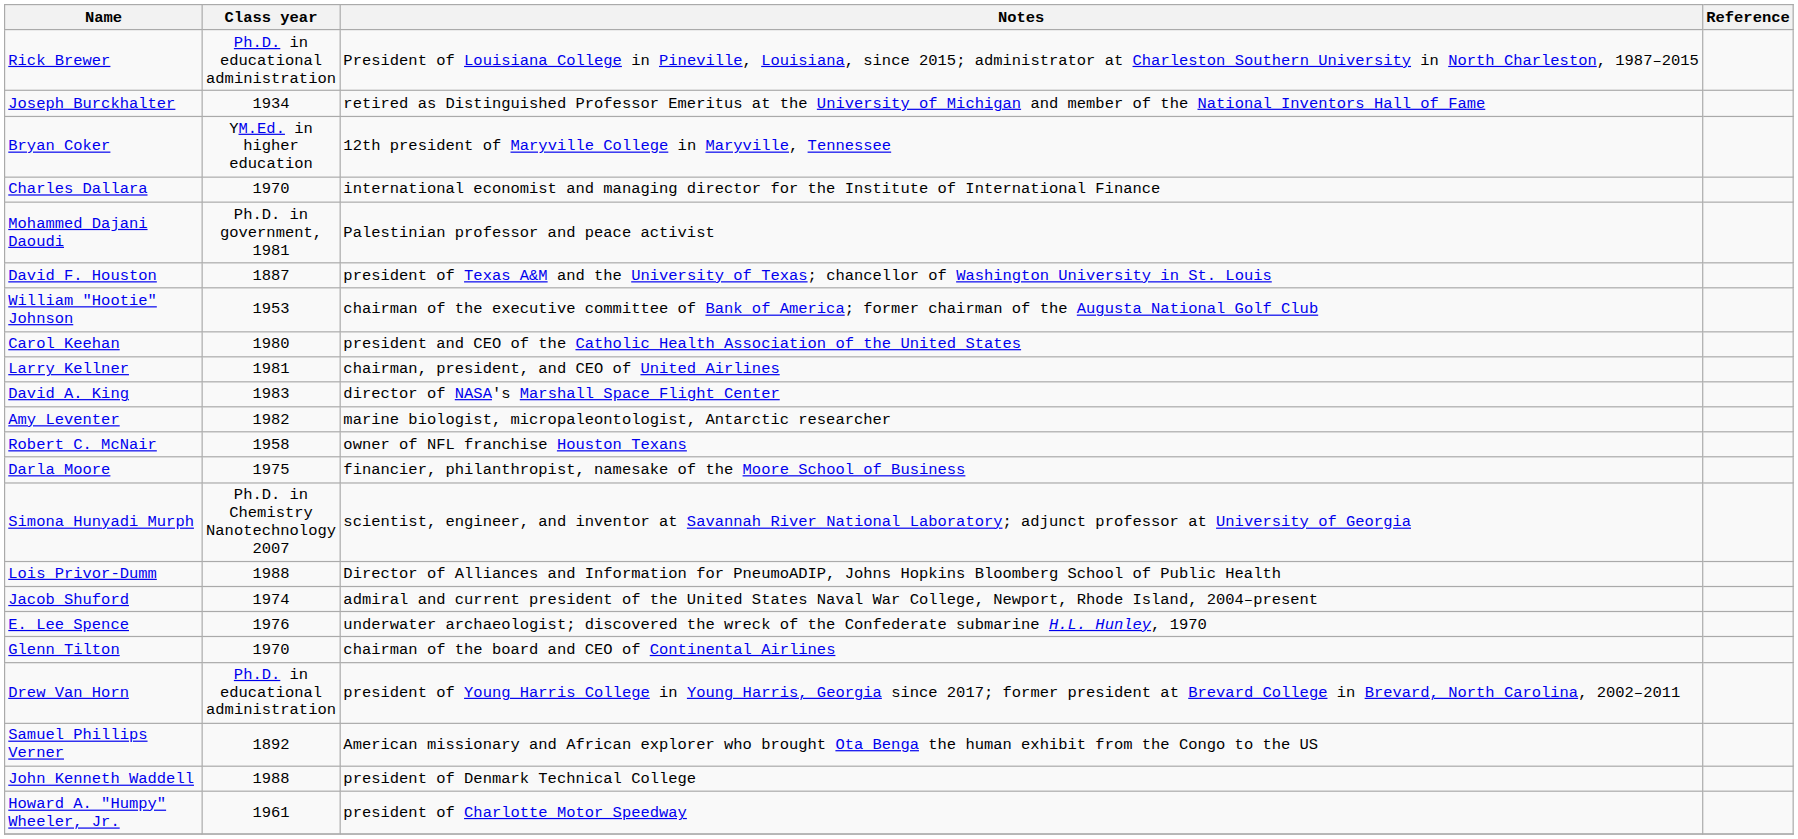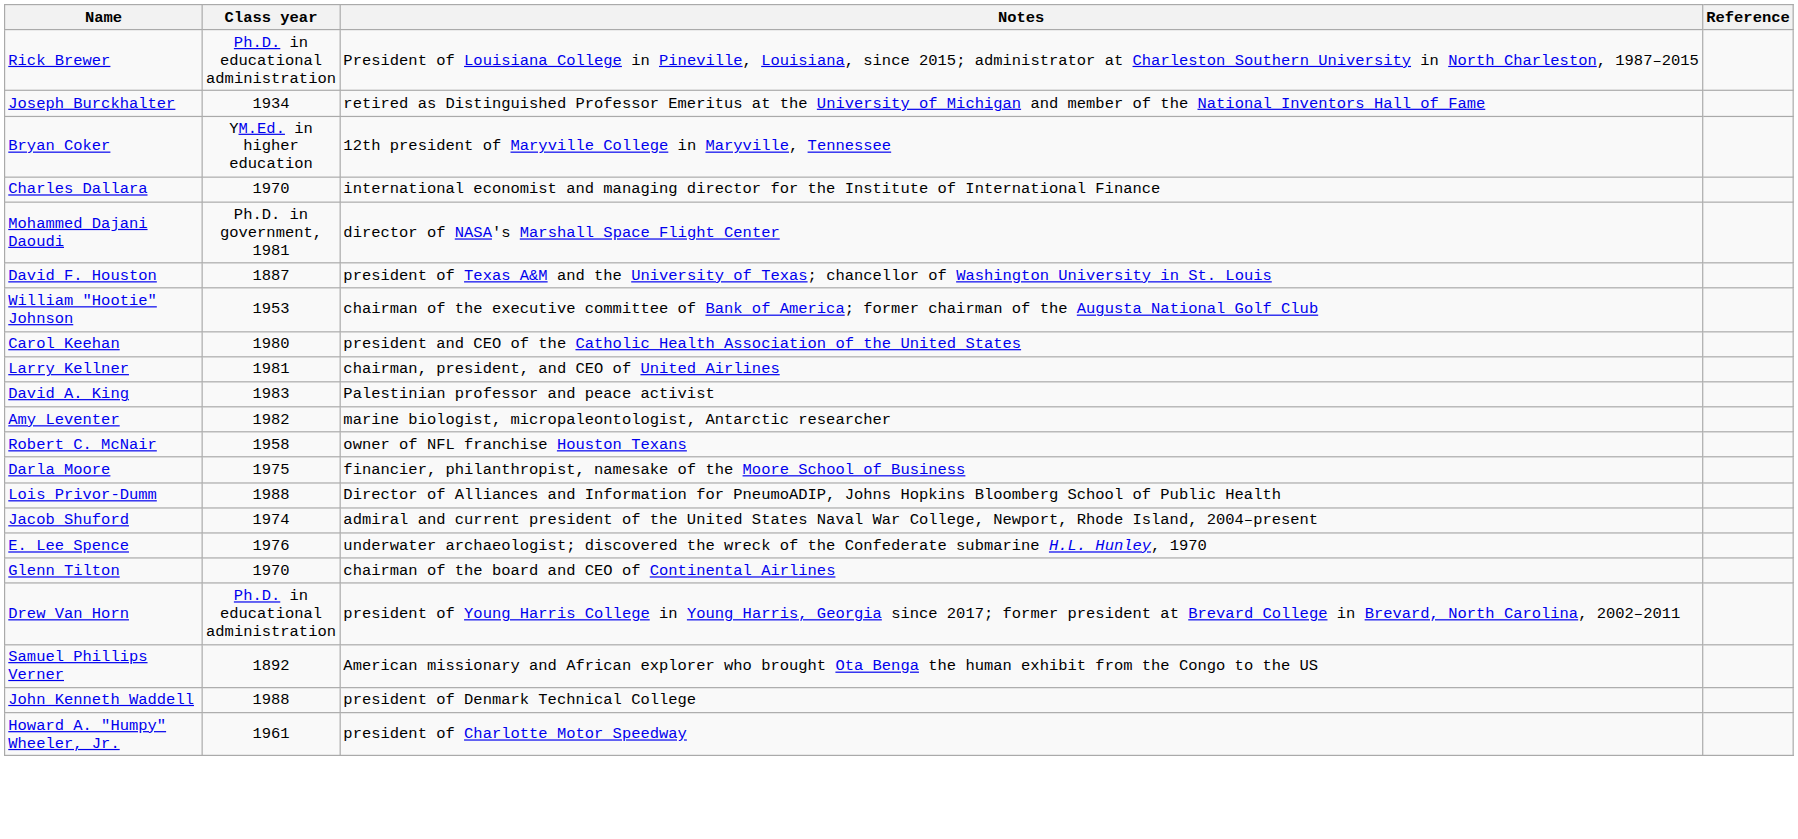(529, 233) Palestinian professor and peace activist -> (562, 233) director of NASA's Marshall Space Flight Center
(562, 394) director of NASA's Marshall Space Flight Center -> (529, 394) Palestinian professor and peace activist
- row: (101, 522)
